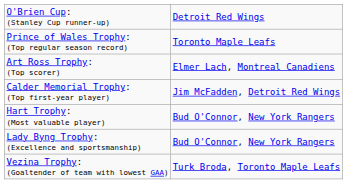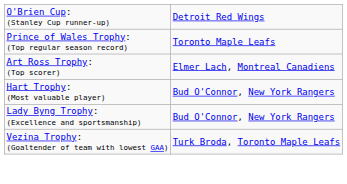- row: (69, 92)
